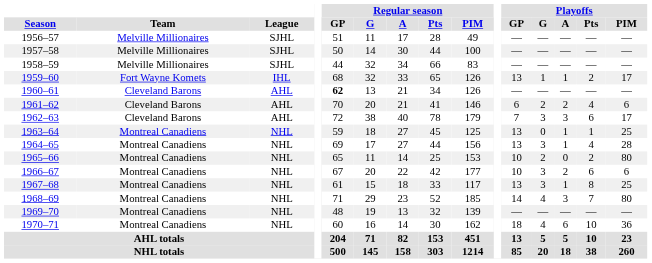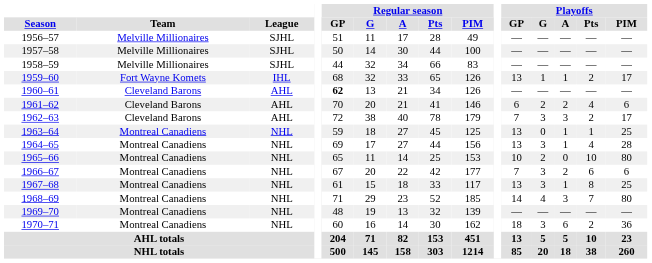(591, 118) 6 -> (591, 118) 2
(591, 158) 2 -> (591, 158) 10
(517, 171) 10 -> (517, 171) 7
(543, 225) 4 -> (543, 225) 3
(591, 225) 10 -> (591, 225) 2
